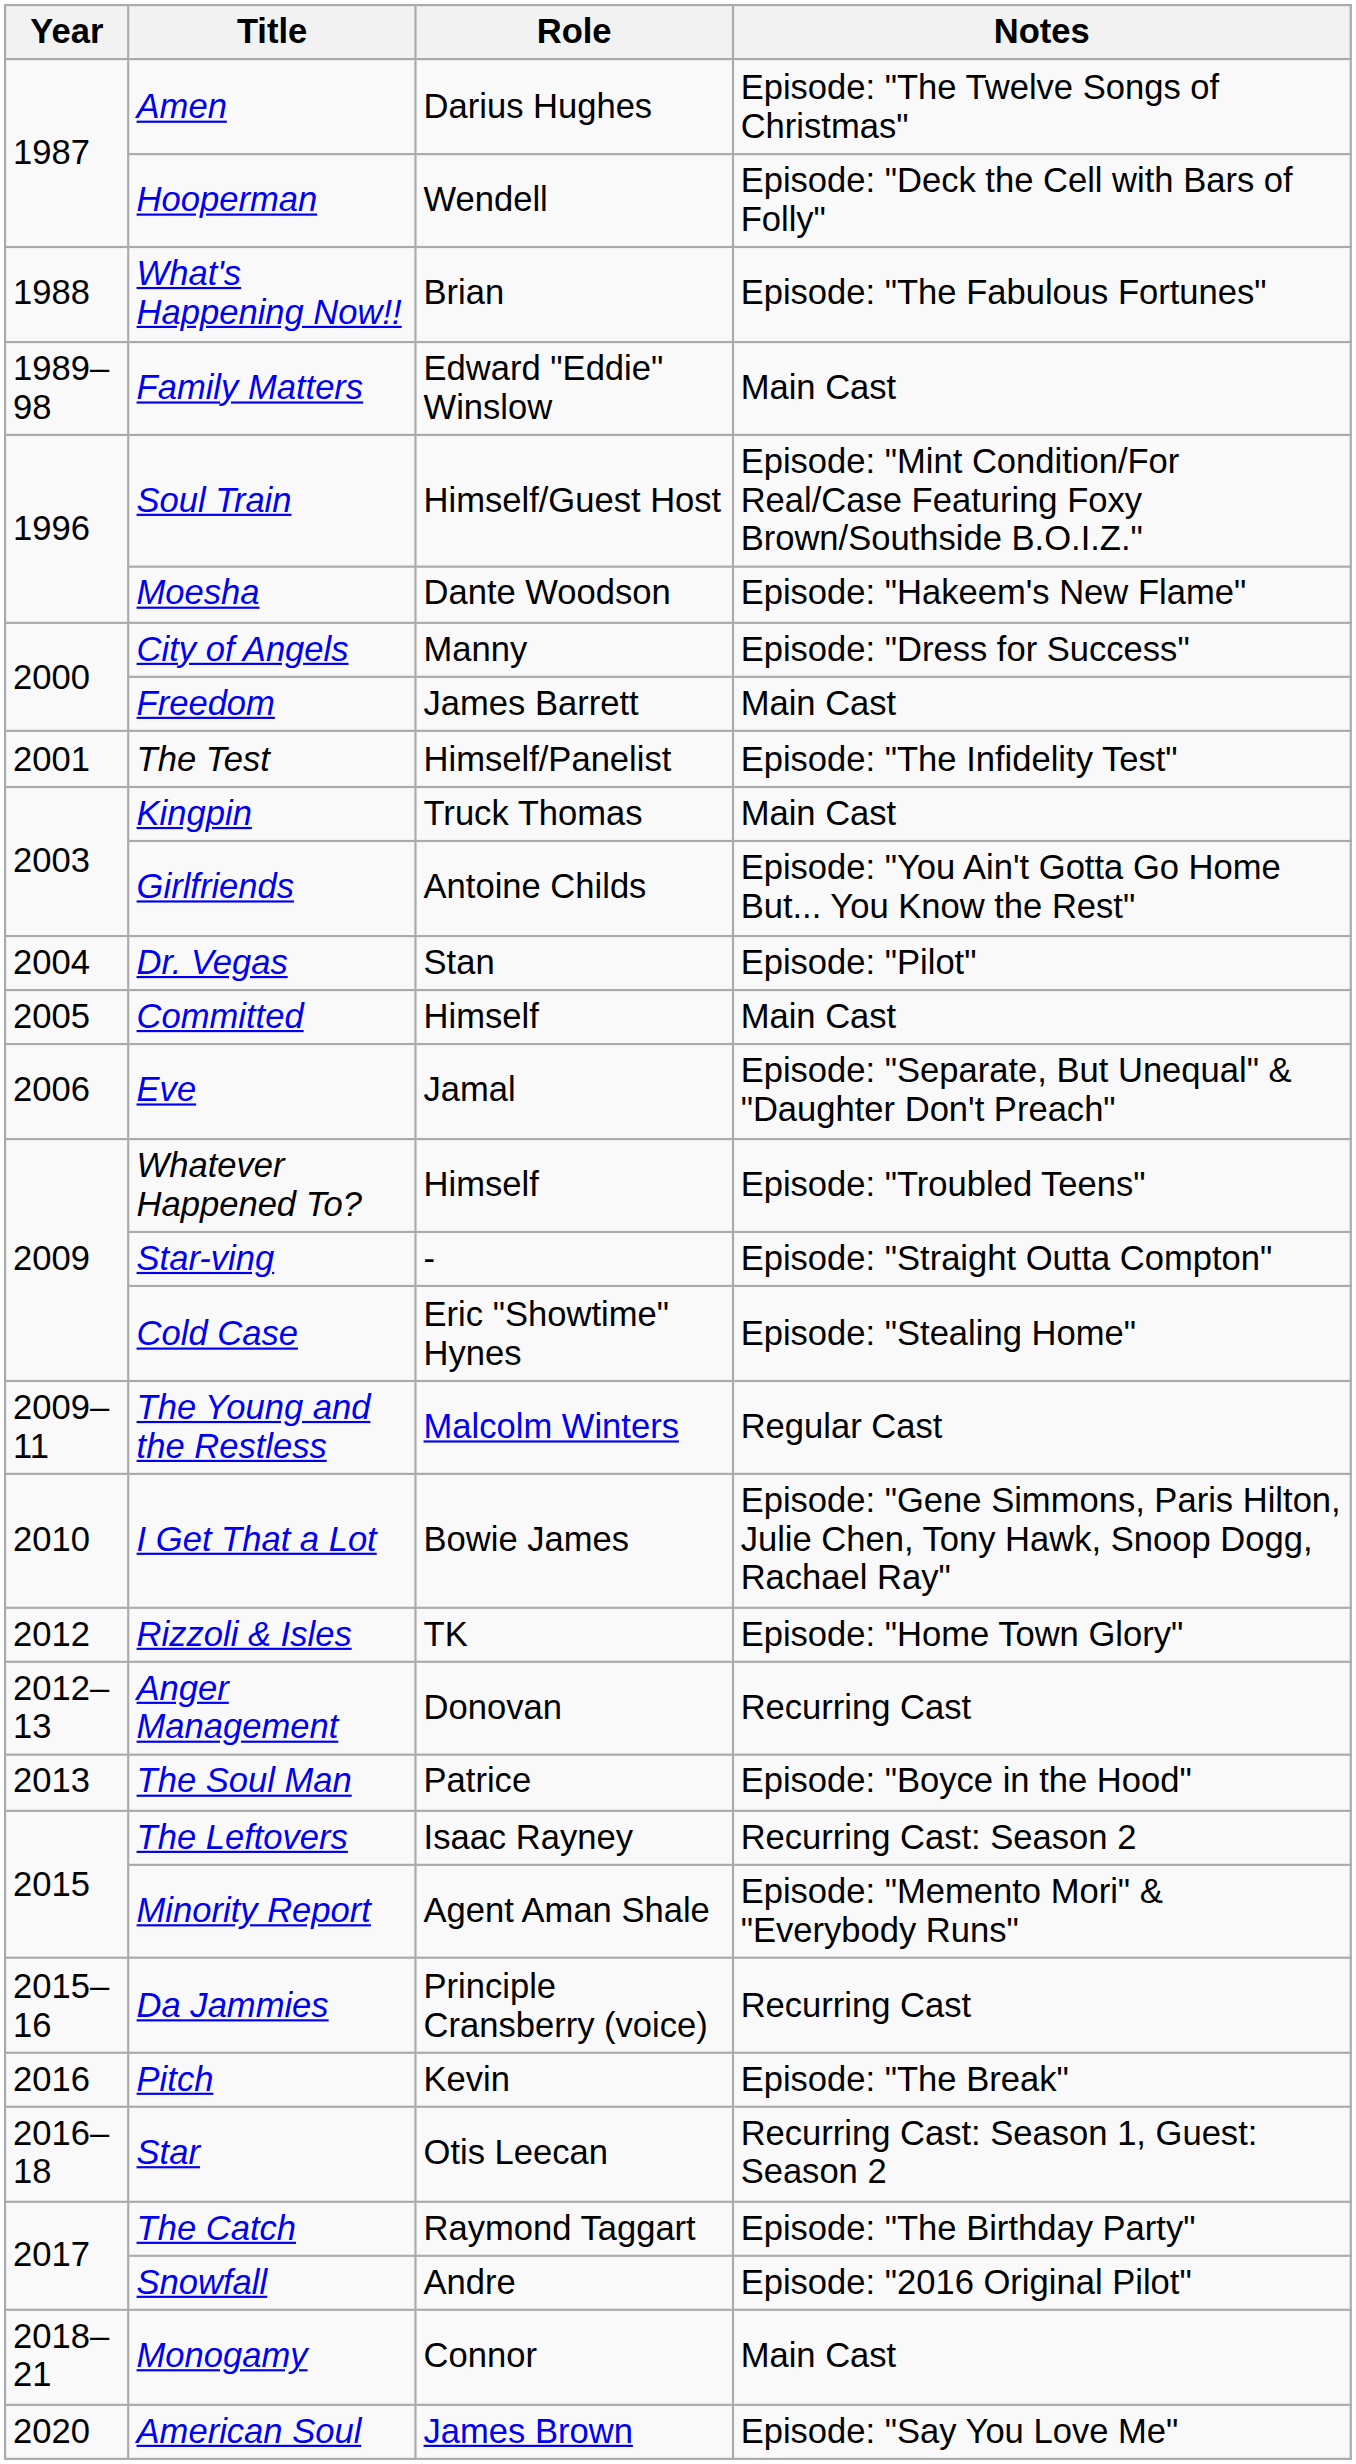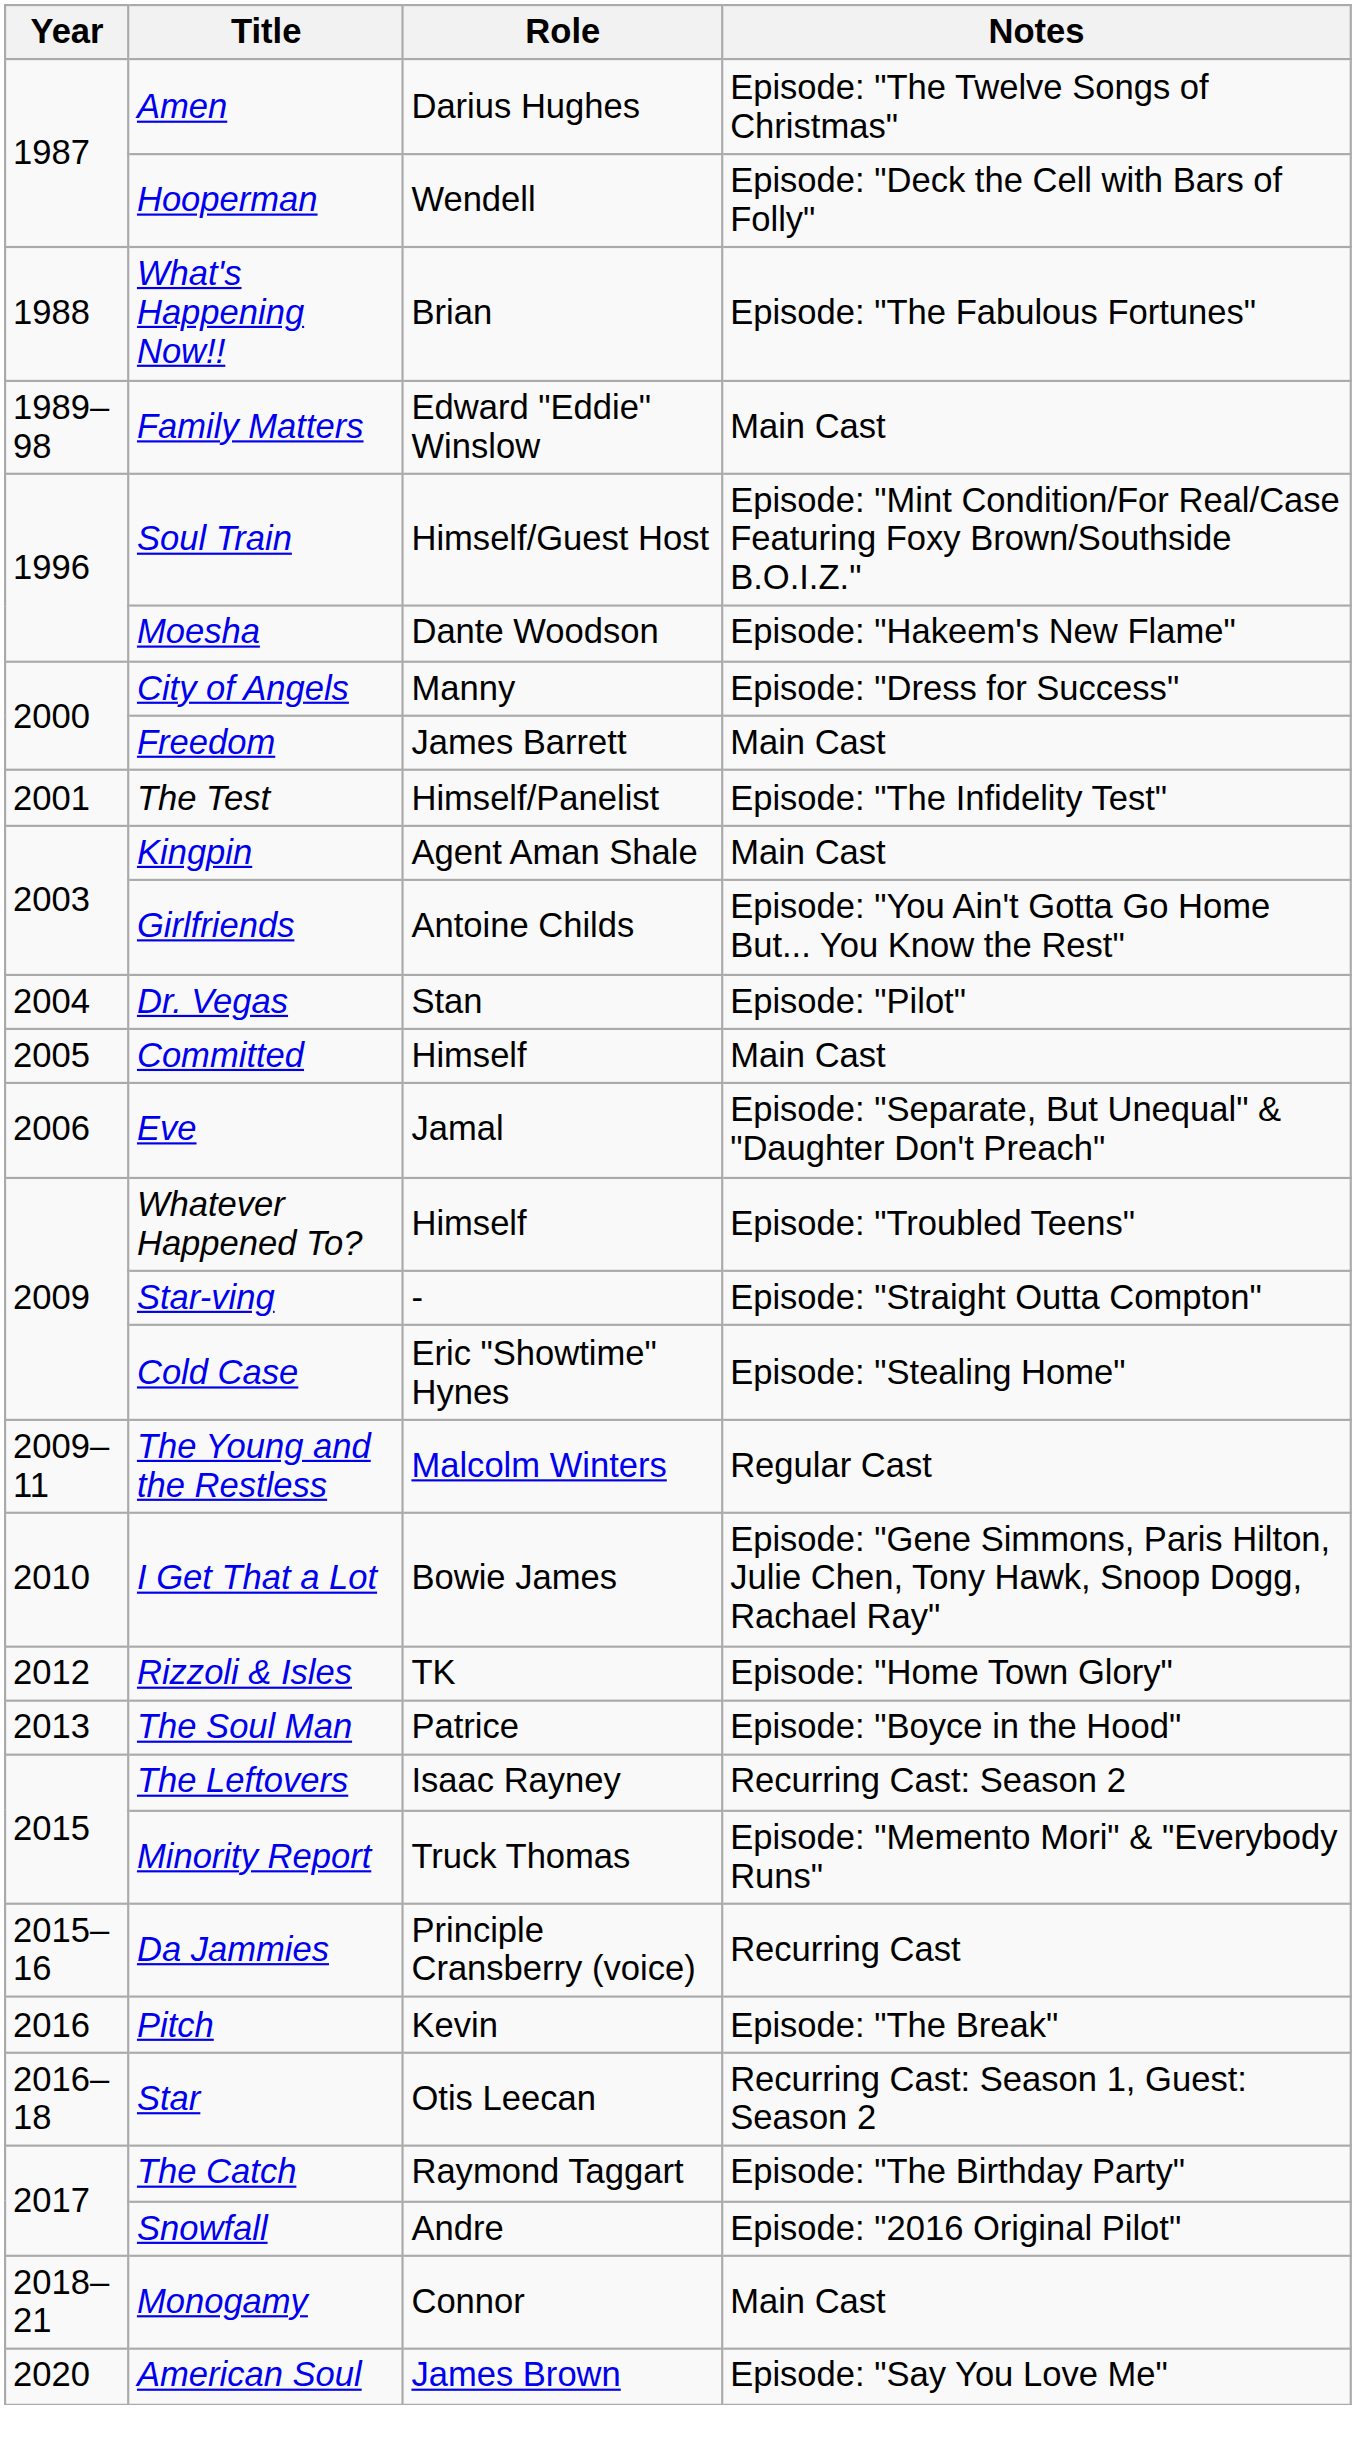(533, 813) Truck Thomas -> (555, 852) Agent Aman Shale
- row: (237, 1707)
(567, 1911) Agent Aman Shale -> (521, 1856) Truck Thomas
